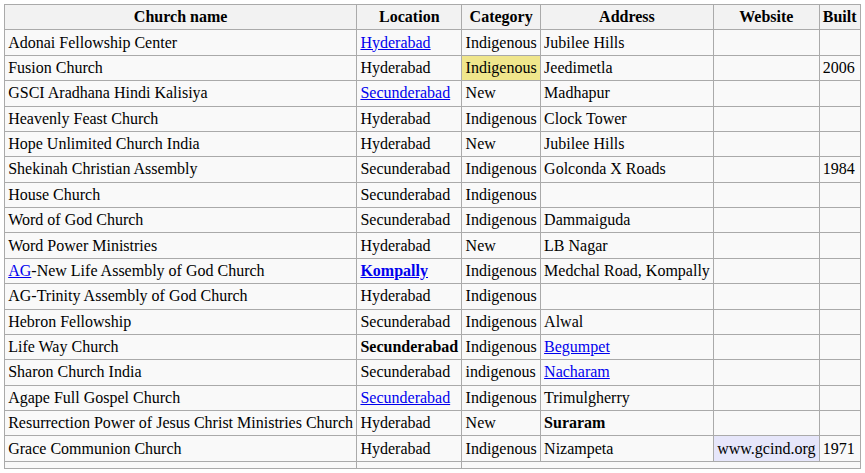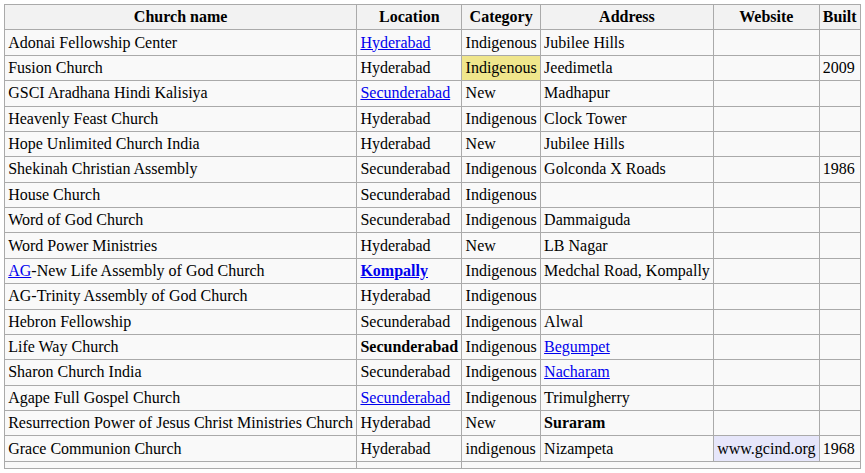(839, 67) 2006 -> (839, 67) 2009
(839, 169) 1984 -> (839, 169) 1986
(501, 372) indigenous -> (501, 372) Indigenous
(501, 448) Indigenous -> (501, 448) indigenous
(839, 448) 1971 -> (839, 448) 1968
